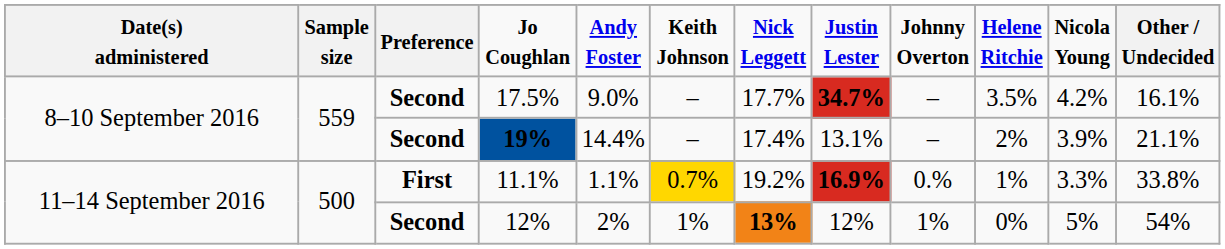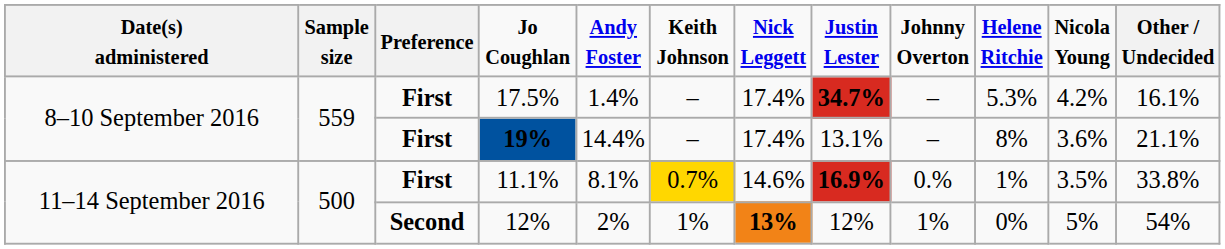(427, 97) Second -> (427, 97) First
(613, 97) 9.0% -> (613, 97) 1.4%
(773, 97) 17.7% -> (773, 97) 17.4%
(1012, 97) 3.5% -> (1012, 97) 5.3%
(427, 138) Second -> (427, 138) First
(1012, 138) 2% -> (1012, 138) 8%
(1082, 138) 3.9% -> (1082, 138) 3.6%
(613, 180) 1.1% -> (613, 180) 8.1%
(773, 180) 19.2% -> (773, 180) 14.6%
(1082, 180) 3.3% -> (1082, 180) 3.5%
